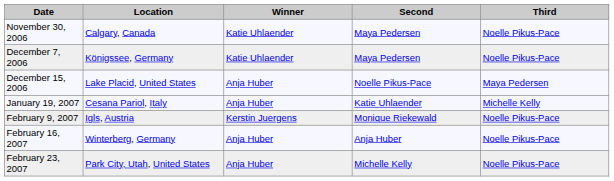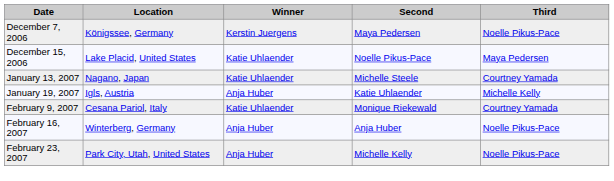- row: (36, 32)
(260, 57) Katie Uhlaender -> (261, 32) Kerstin Juergens
(250, 83) Anja Huber -> (260, 57) Katie Uhlaender
+ row: (43, 77)
(126, 103) Cesana Pariol, Italy -> (110, 92) Igls, Austria
(110, 118) Igls, Austria -> (126, 107) Cesana Pariol, Italy
(261, 118) Kerstin Juergens -> (260, 107) Katie Uhlaender
(521, 118) Noelle Pikus-Pace -> (520, 107) Courtney Yamada
